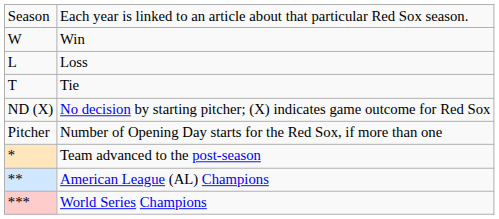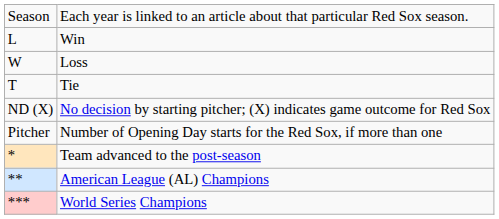(15, 39) W -> (12, 39) L
(12, 62) L -> (15, 62) W
